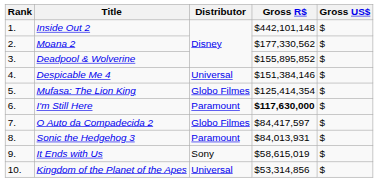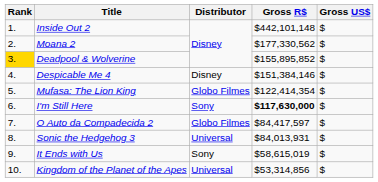(12, 59) no background -> (12, 59) gold background
(212, 75) Universal -> (206, 75) Disney
(285, 91) $125,414,354 -> (285, 91) $122,414,354
(216, 106) Paramount -> (203, 106) Sony
(216, 138) Paramount -> (212, 138) Universal
